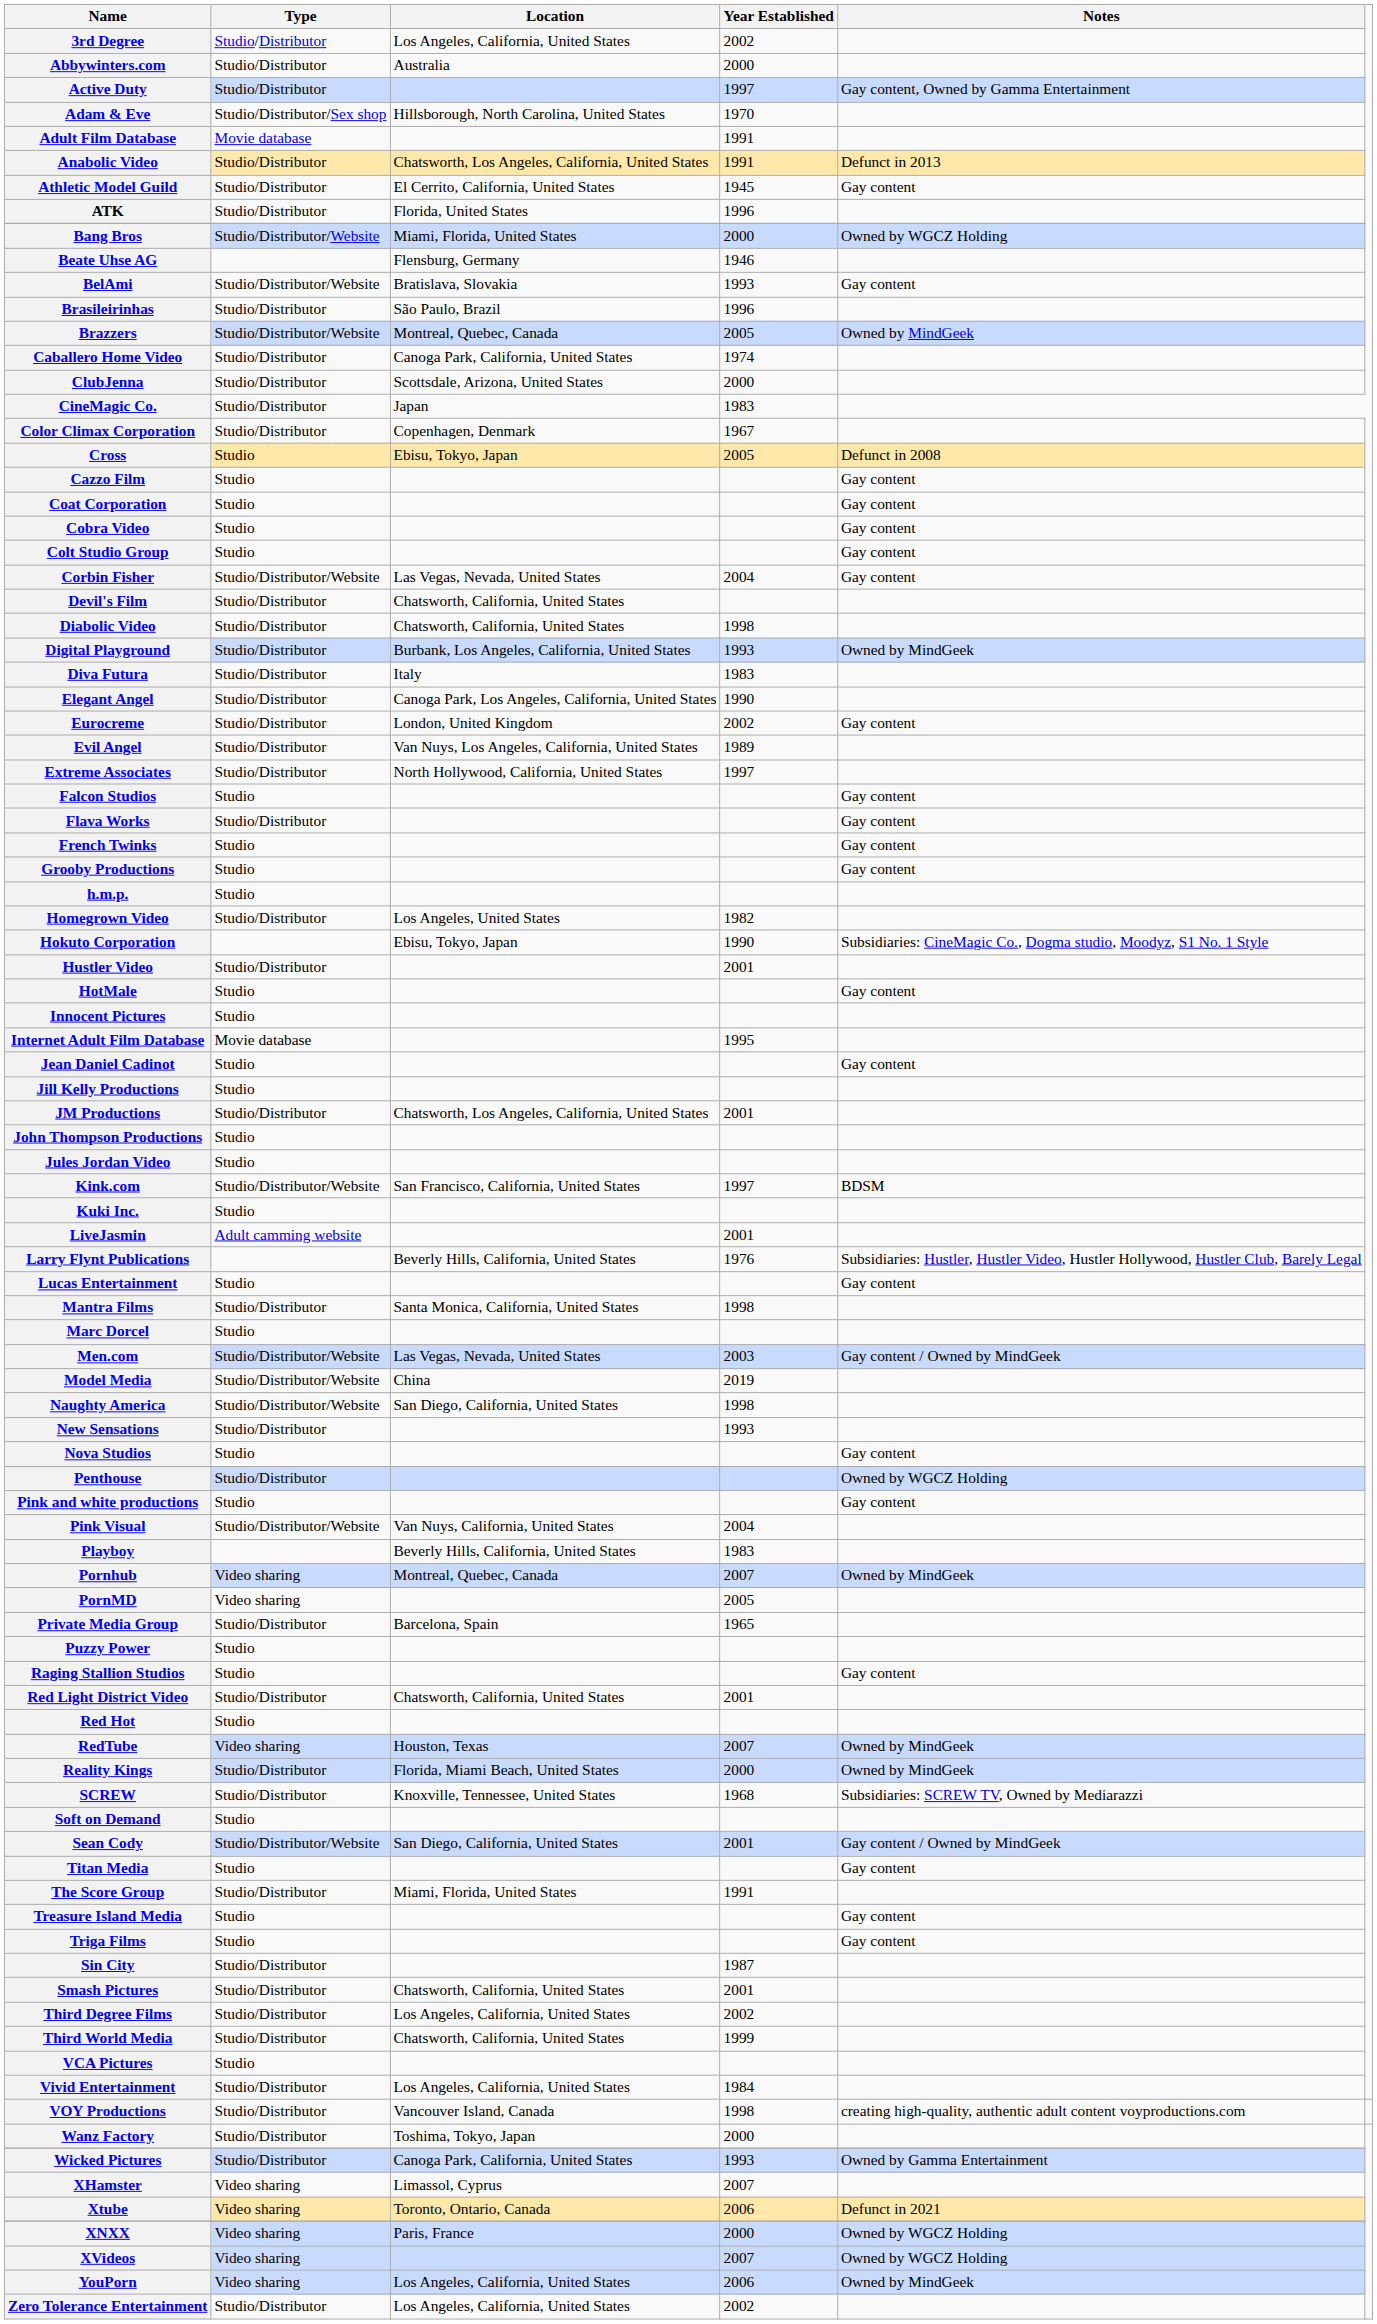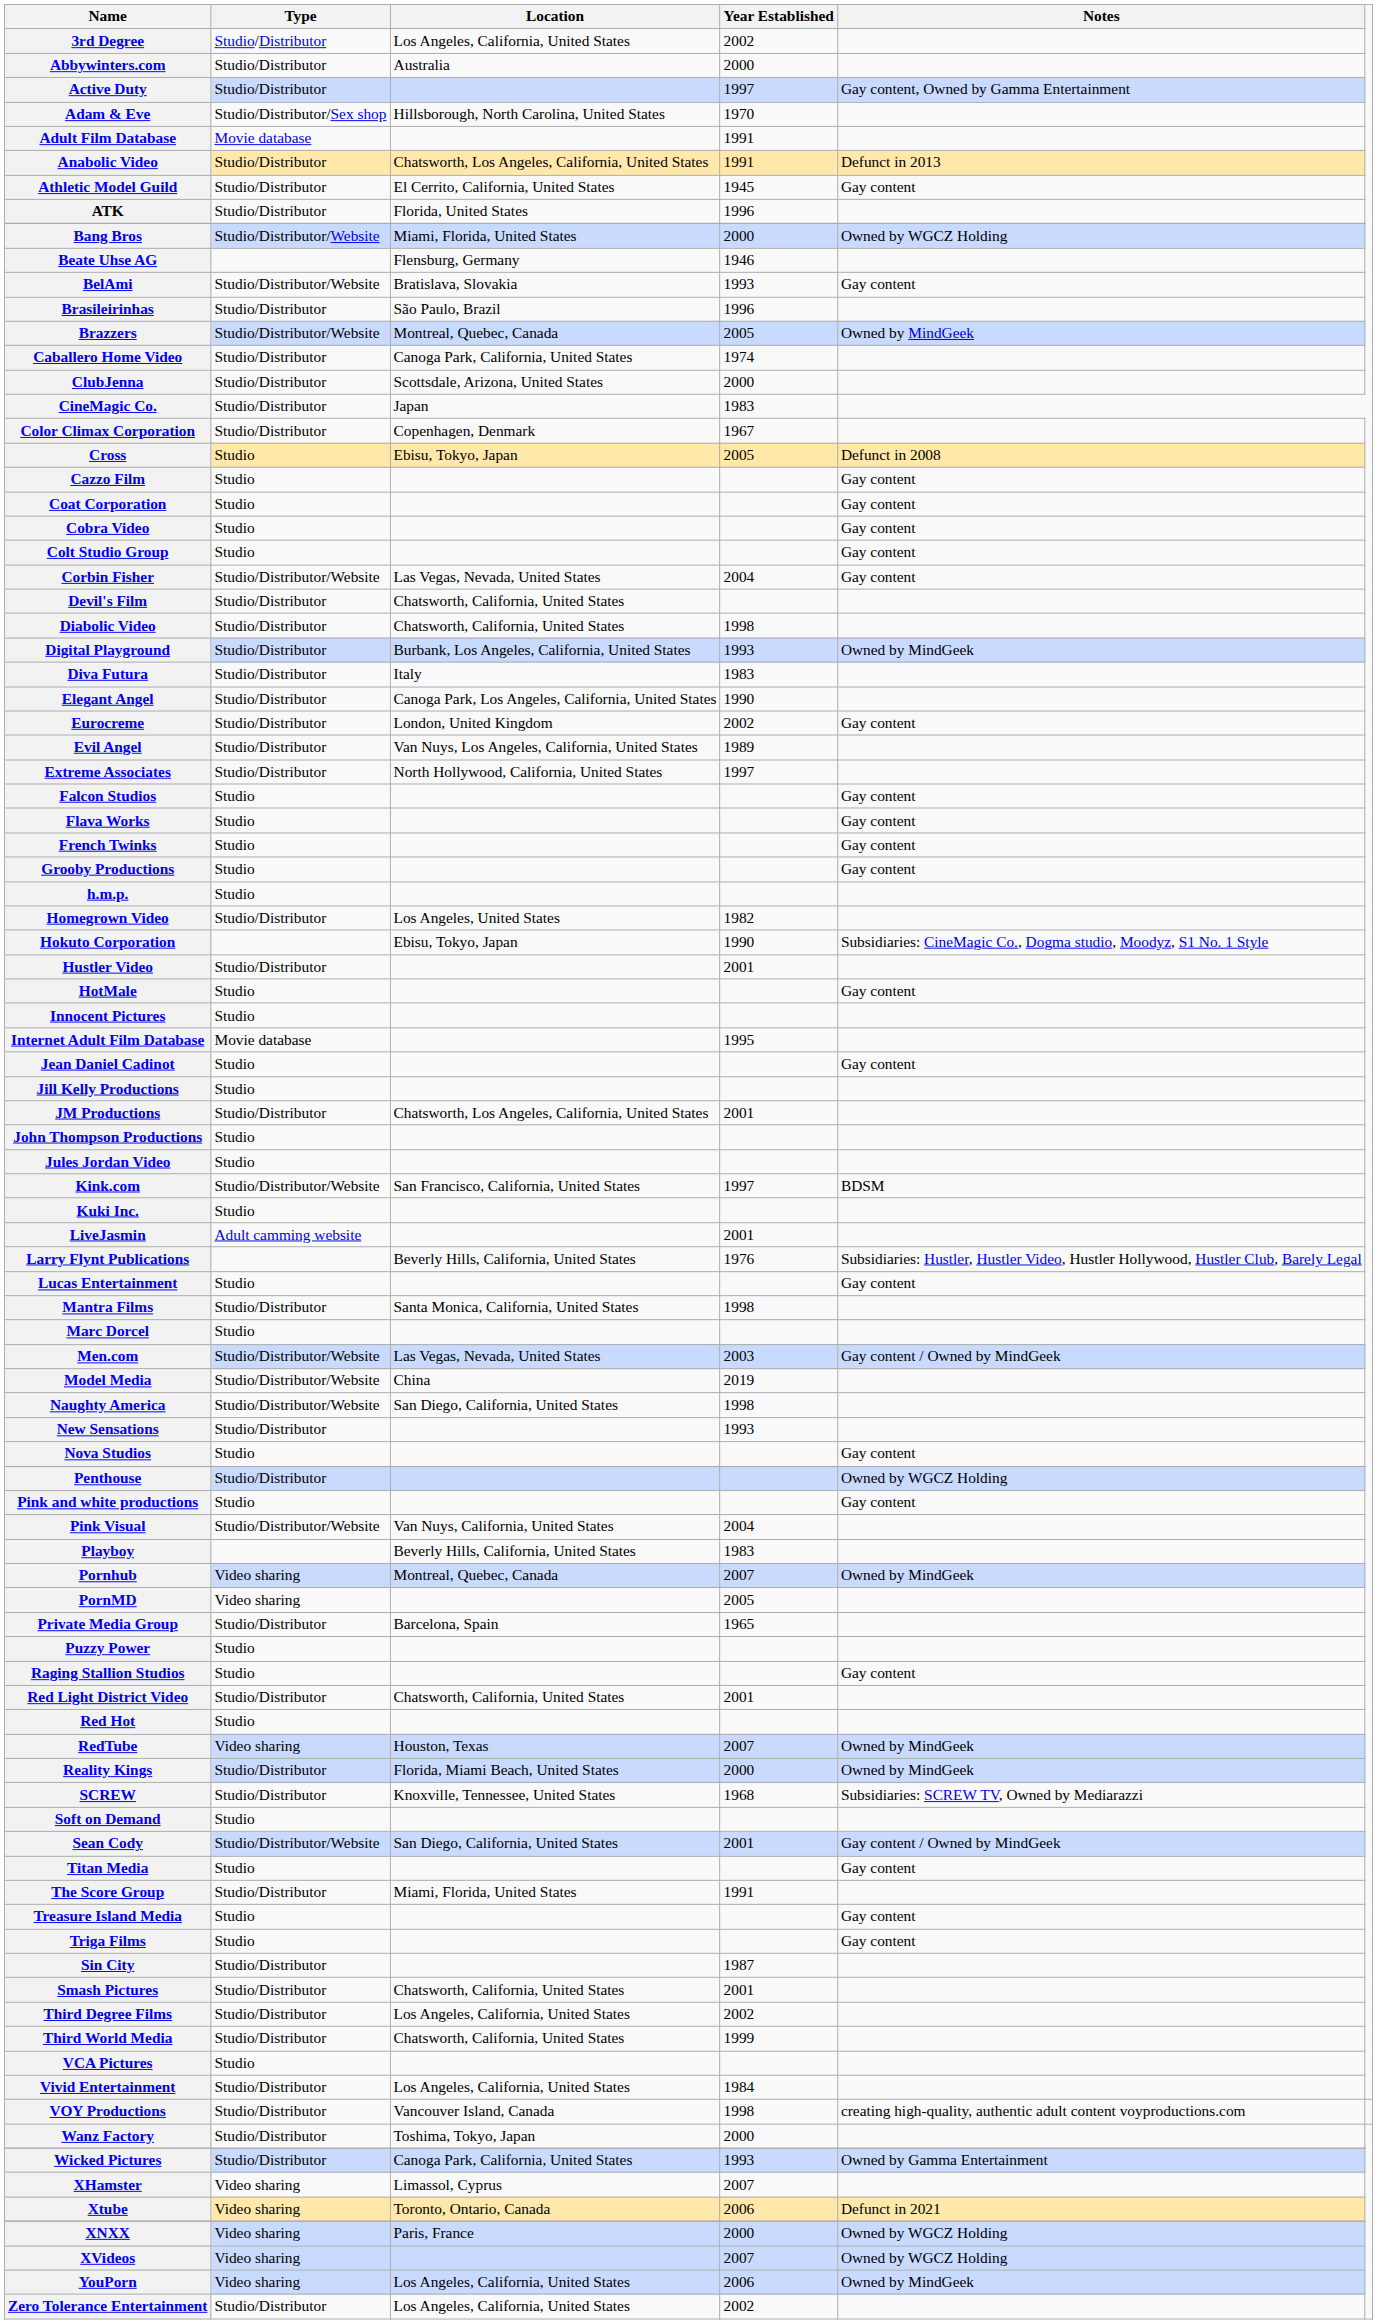(270, 820) Studio/Distributor -> (235, 820) Studio
